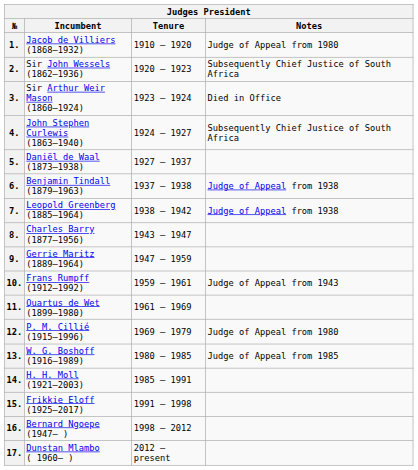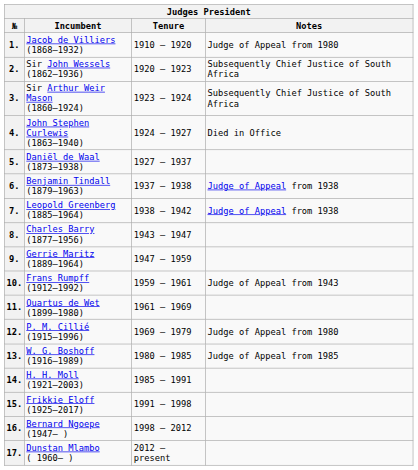(244, 98) Died in Office -> (299, 98) Subsequently Chief Justice of South Africa
(299, 133) Subsequently Chief Justice of South Africa -> (244, 133) Died in Office
